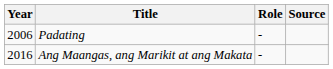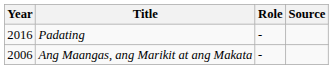(20, 34) 2006 -> (20, 34) 2016
(20, 54) 2016 -> (20, 54) 2006
